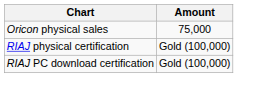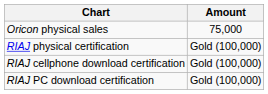+ row: (96, 64)
